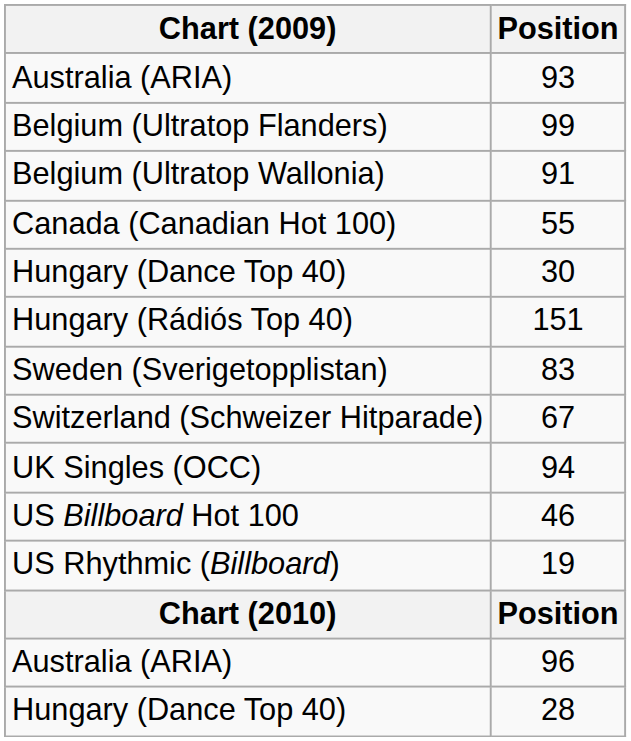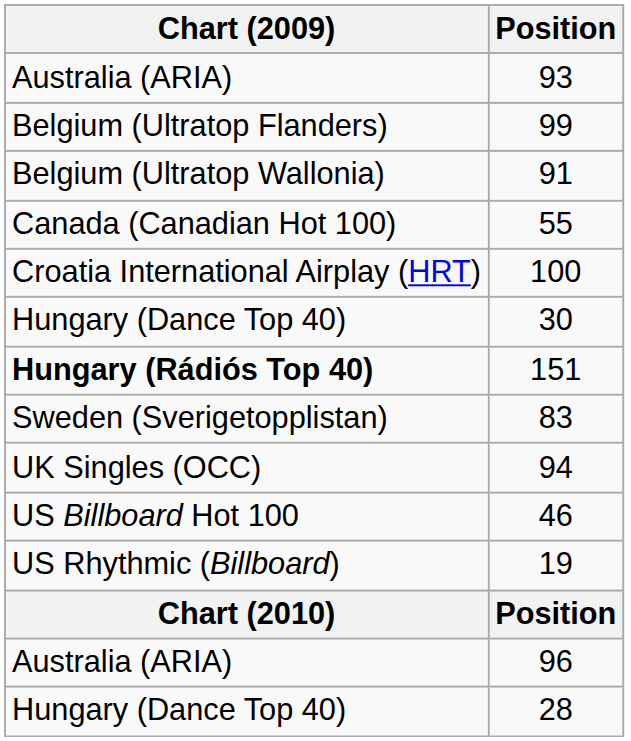+ row: (556, 272)
(183, 321) normal -> (193, 369) bold
- row: (558, 418)
